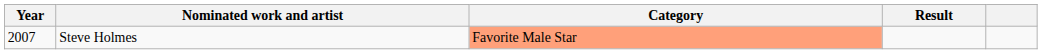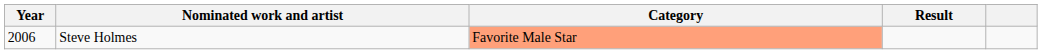(22, 37) 2007 -> (22, 37) 2006
